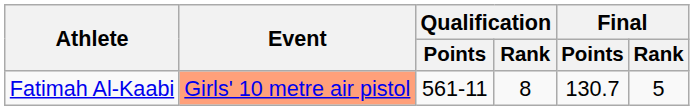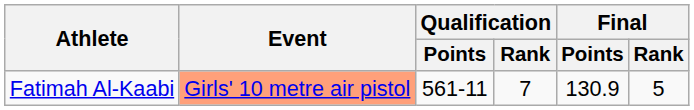(525, 89) 8 -> (525, 89) 7
(592, 89) 130.7 -> (592, 89) 130.9
